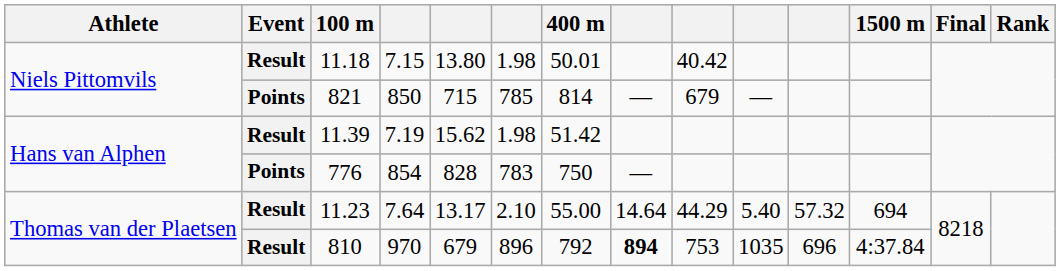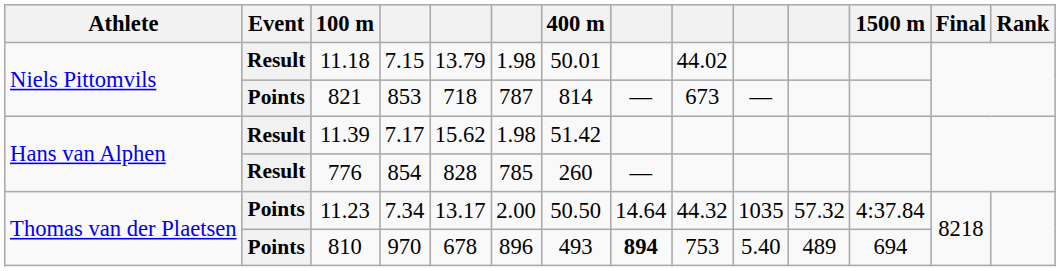(460, 60) 13.80 -> (460, 60) 13.79
(702, 60) 40.42 -> (702, 60) 44.02
(404, 98) 850 -> (404, 98) 853
(460, 98) 715 -> (460, 98) 718
(516, 98) 785 -> (516, 98) 787
(702, 98) 679 -> (702, 98) 673
(404, 135) 7.19 -> (404, 135) 7.17
(276, 172) Points -> (276, 172) Result
(516, 172) 783 -> (516, 172) 785
(576, 172) 750 -> (576, 172) 260
(276, 209) Result -> (276, 209) Points
(404, 209) 7.64 -> (404, 209) 7.34
(516, 209) 2.10 -> (516, 209) 2.00
(576, 209) 55.00 -> (576, 209) 50.50
(702, 209) 44.29 -> (702, 209) 44.32
(761, 209) 5.40 -> (761, 209) 1035
(890, 209) 694 -> (890, 209) 4:37.84
(276, 247) Result -> (276, 247) Points
(460, 247) 679 -> (460, 247) 678
(576, 247) 792 -> (576, 247) 493
(761, 247) 1035 -> (761, 247) 5.40
(819, 247) 696 -> (819, 247) 489
(890, 247) 4:37.84 -> (890, 247) 694
